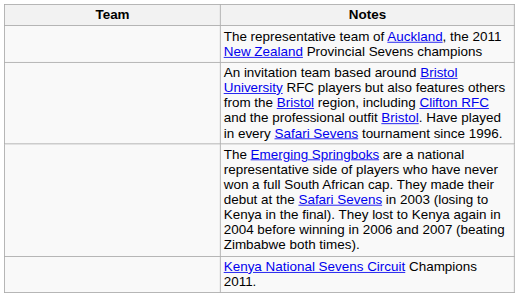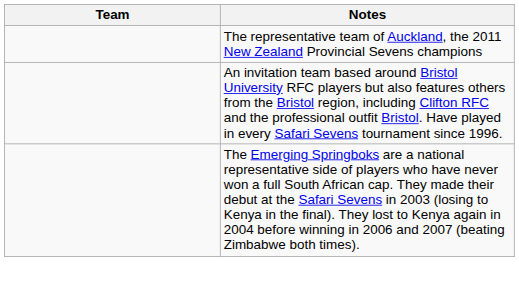- row: (350, 274)
